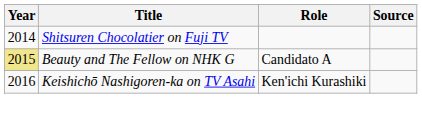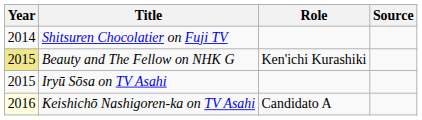(296, 59) Candidato A -> (314, 59) Ken'ichi Kurashiki
+ row: (104, 81)
(22, 81) no background -> (22, 103) lightyellow background
(314, 81) Ken'ichi Kurashiki -> (296, 103) Candidato A
